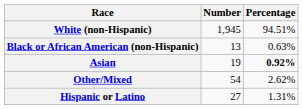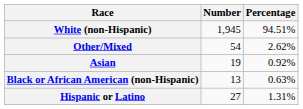rows swapped: (103, 46) <-> (103, 79)
(281, 63) bold -> (282, 63) normal
